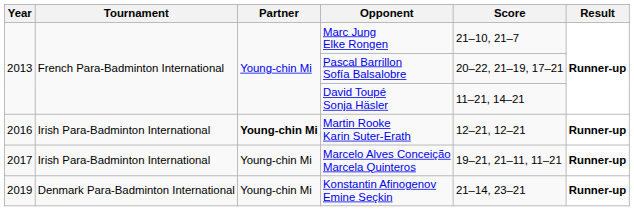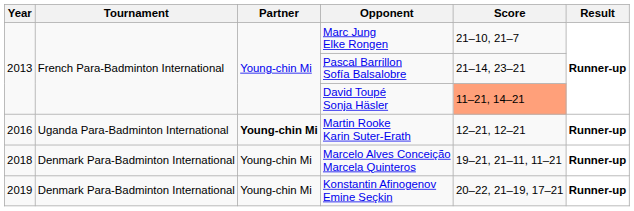(510, 69) 20–22, 21–19, 17–21 -> (491, 69) 21–14, 23–21
(490, 99) no background -> (490, 99) lightsalmon background
(124, 130) Irish Para-Badminton International -> (133, 130) Uganda Para-Badminton International
(20, 161) 2017 -> (20, 161) 2018
(124, 161) Irish Para-Badminton International -> (136, 161) Denmark Para-Badminton International
(491, 191) 21–14, 23–21 -> (510, 191) 20–22, 21–19, 17–21
